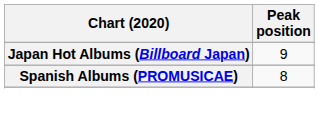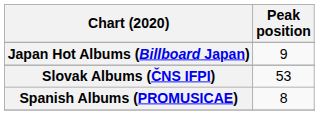+ row: (129, 76)
